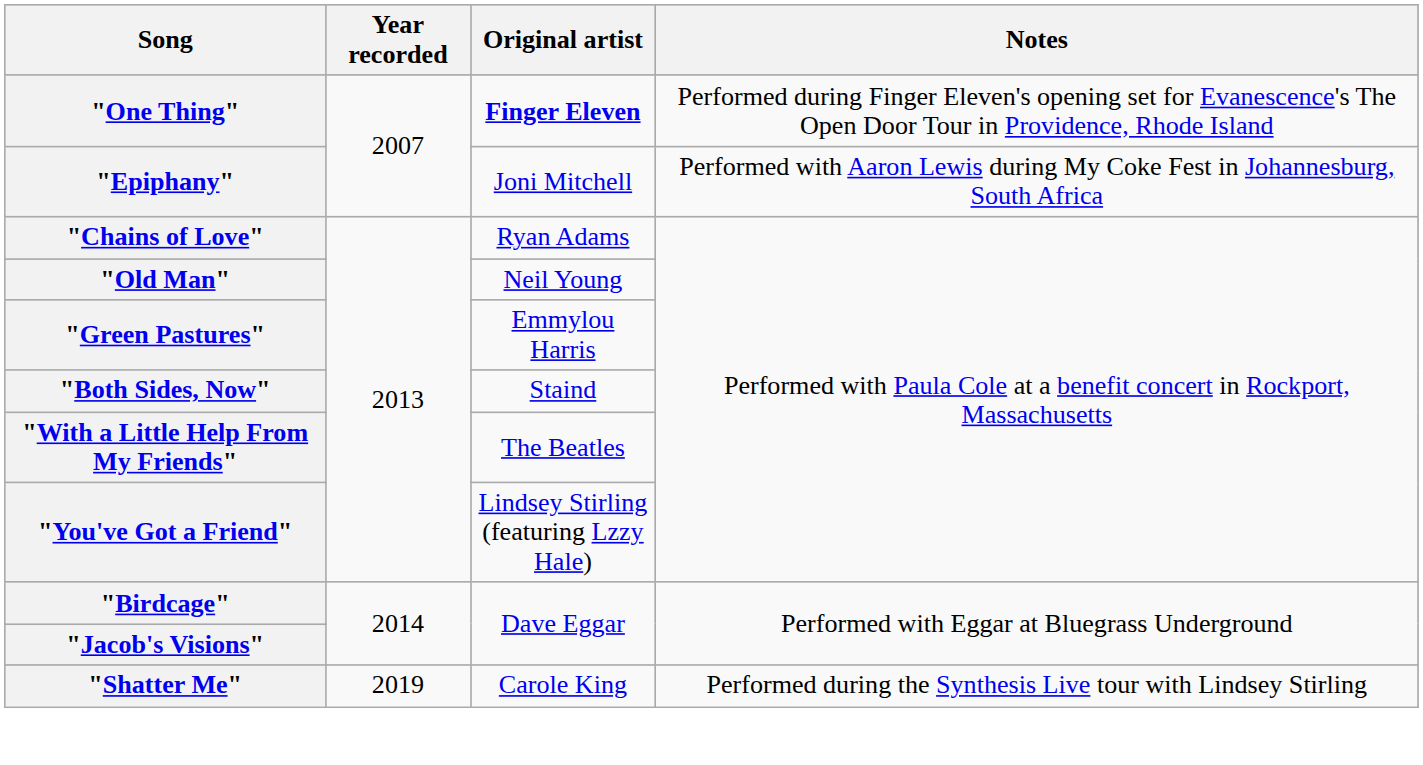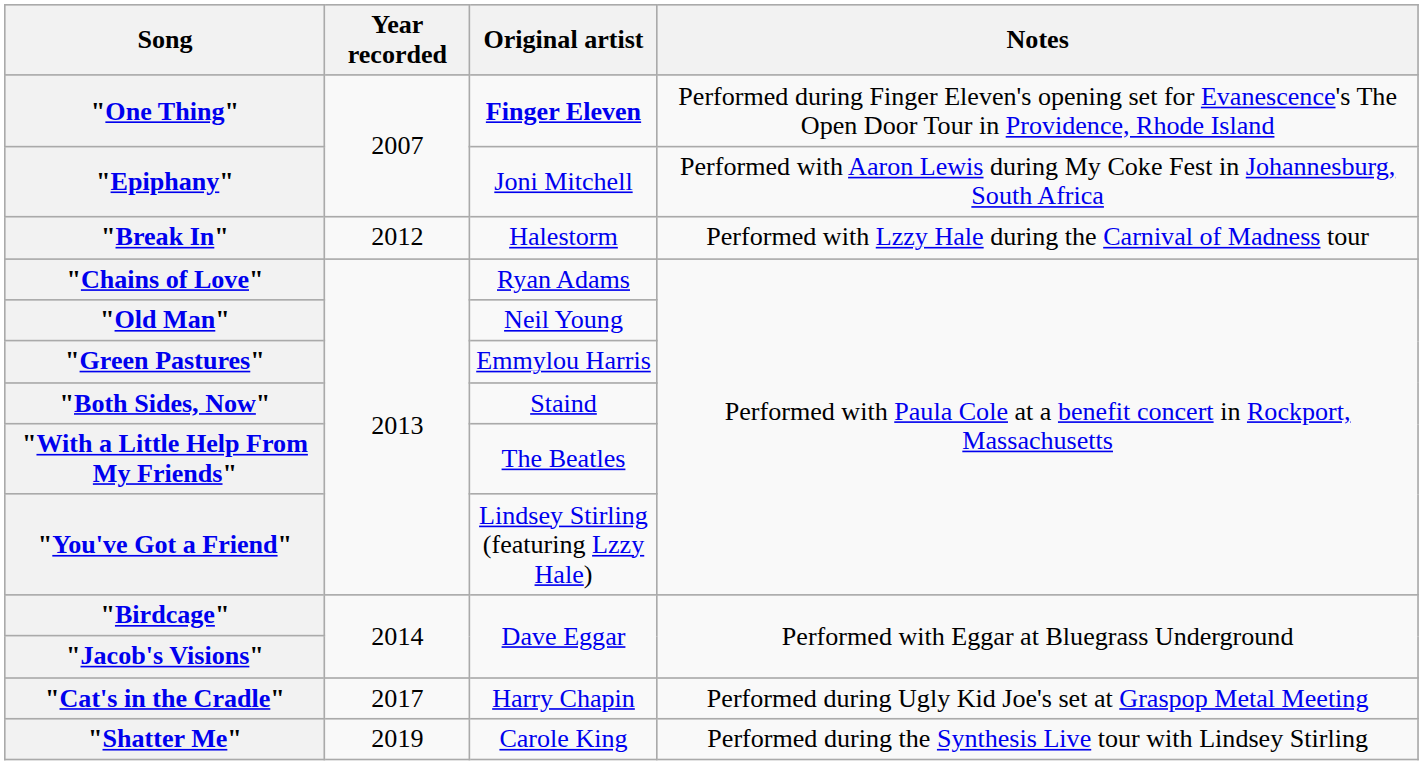+ row: (165, 237)
+ row: (165, 697)
